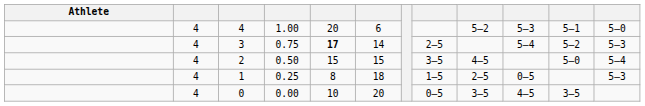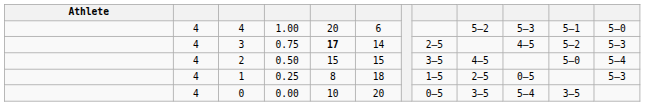(526, 44) 5–4 -> (526, 44) 4–5
(526, 93) 4–5 -> (526, 93) 5–4
